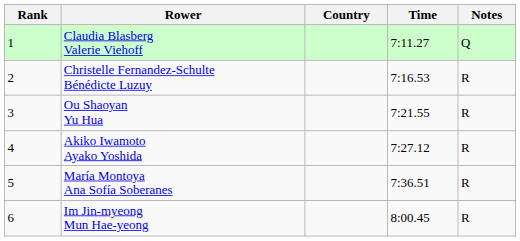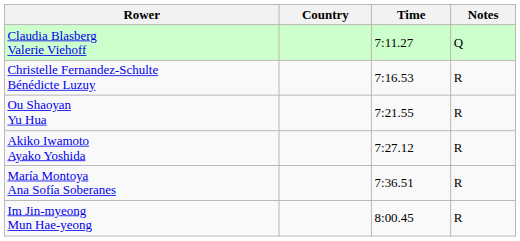- column: (33, 14)
